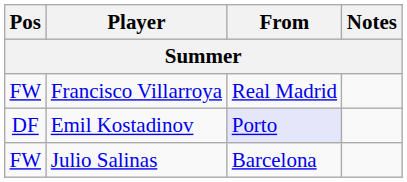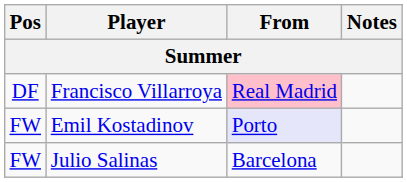(25, 91) FW -> (25, 91) DF
(284, 91) no background -> (284, 91) pink background
(25, 125) DF -> (25, 125) FW
